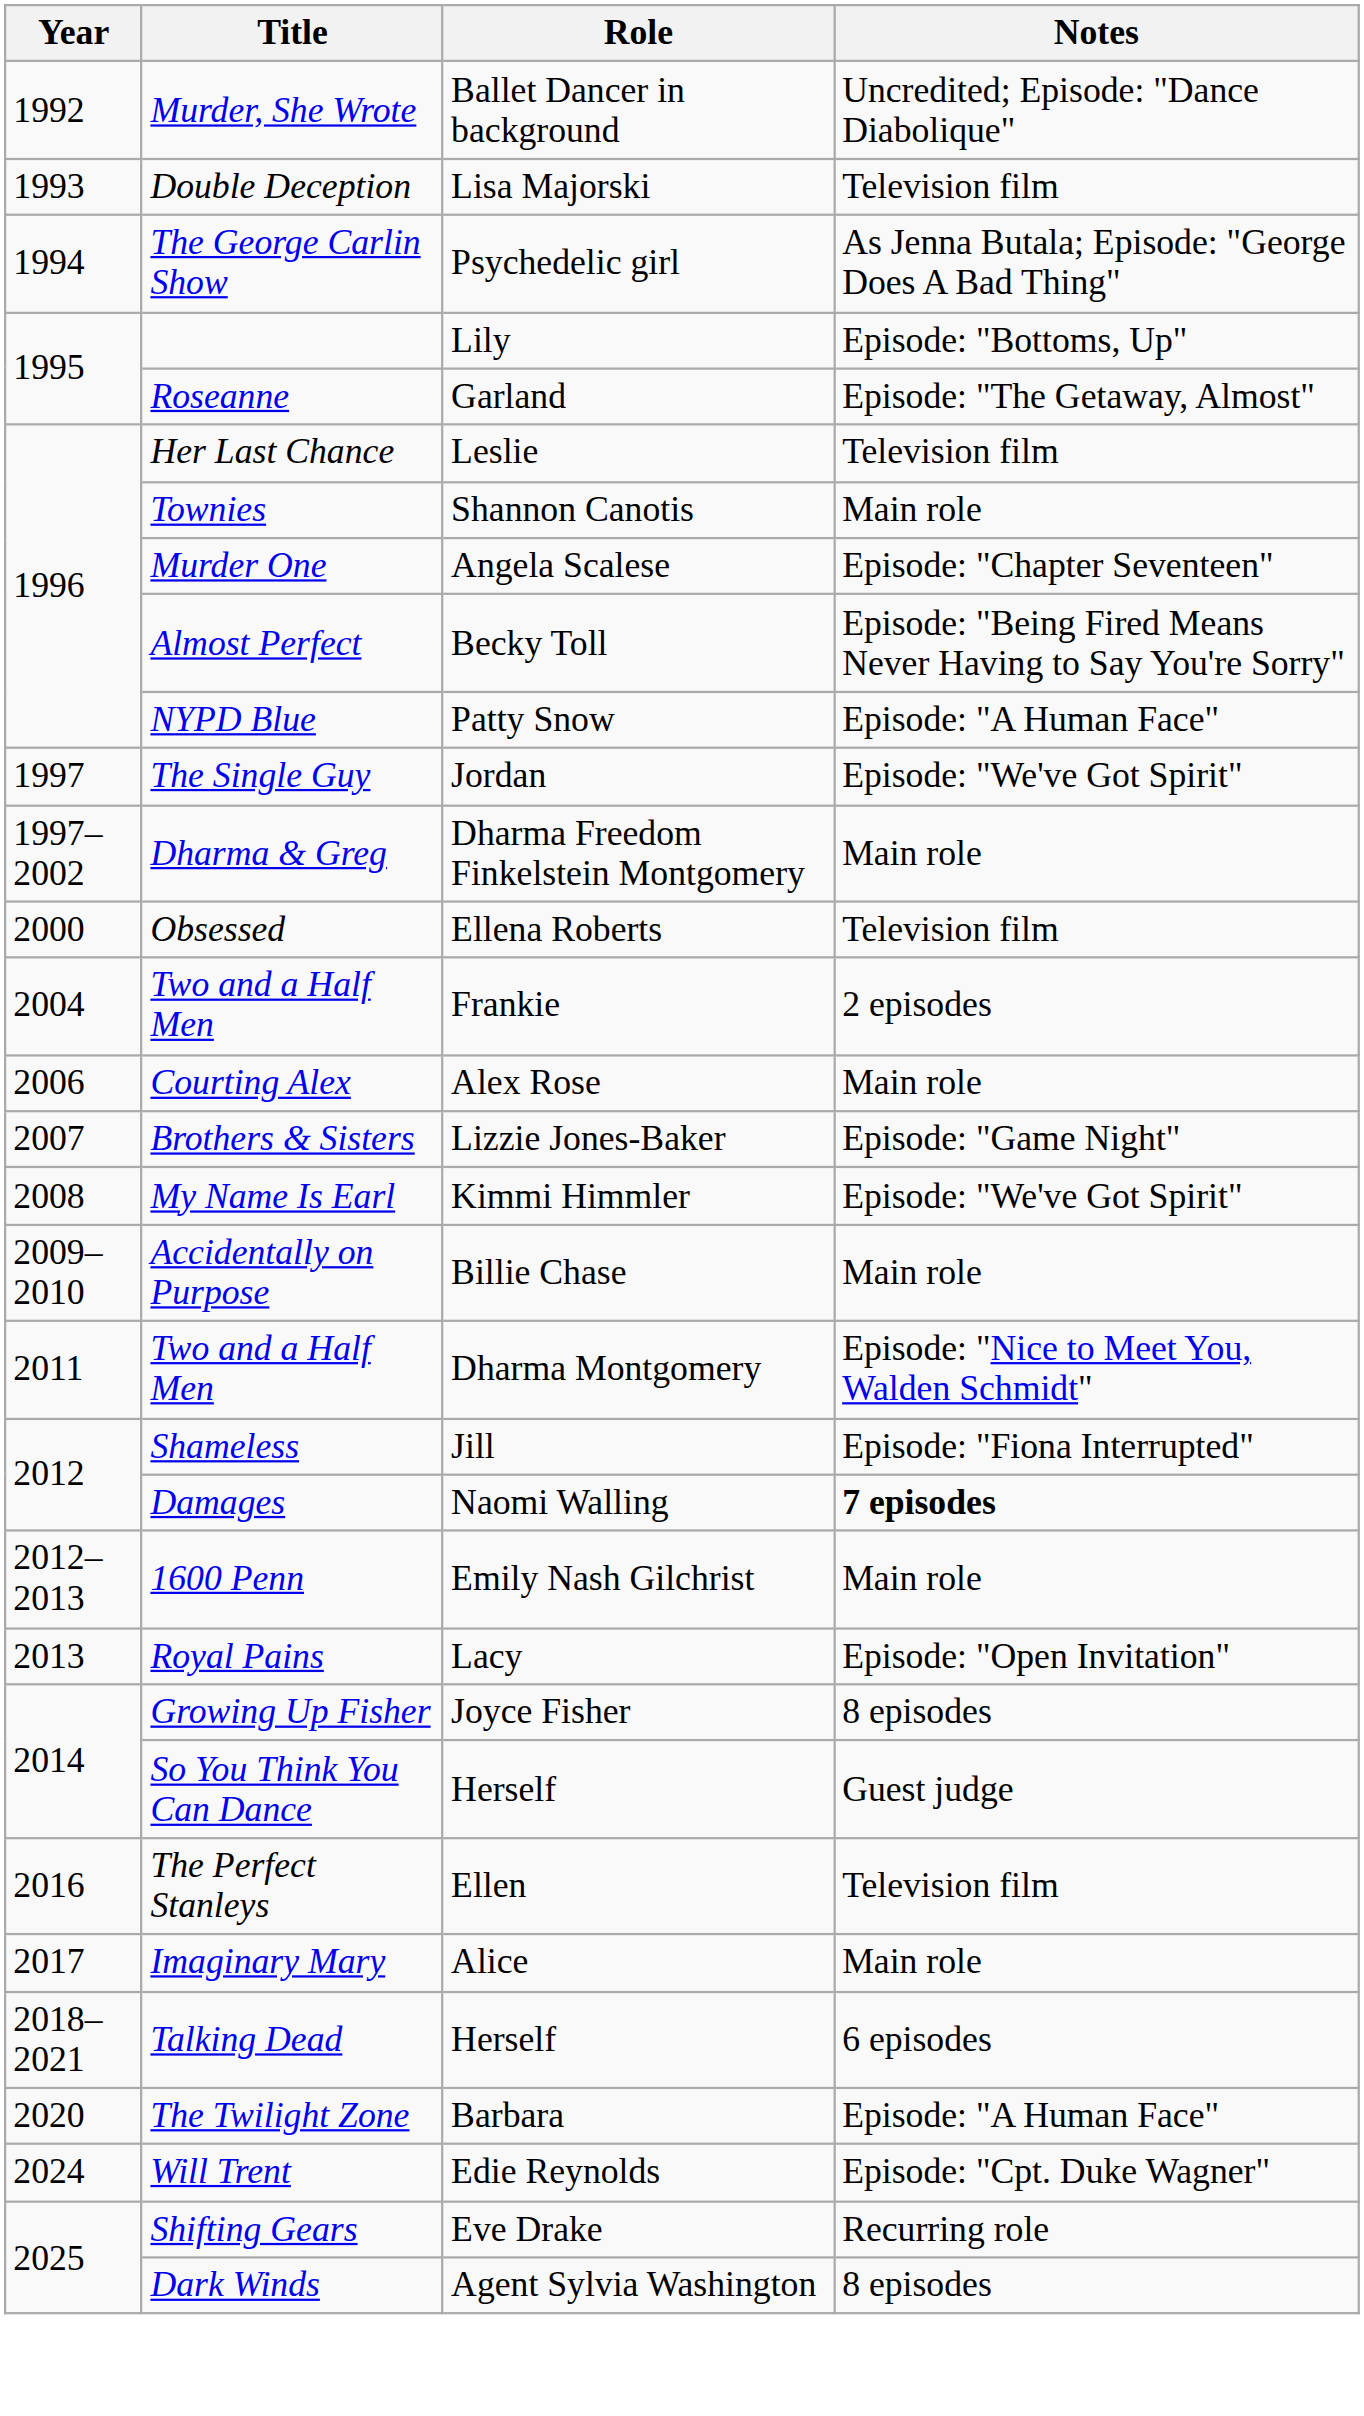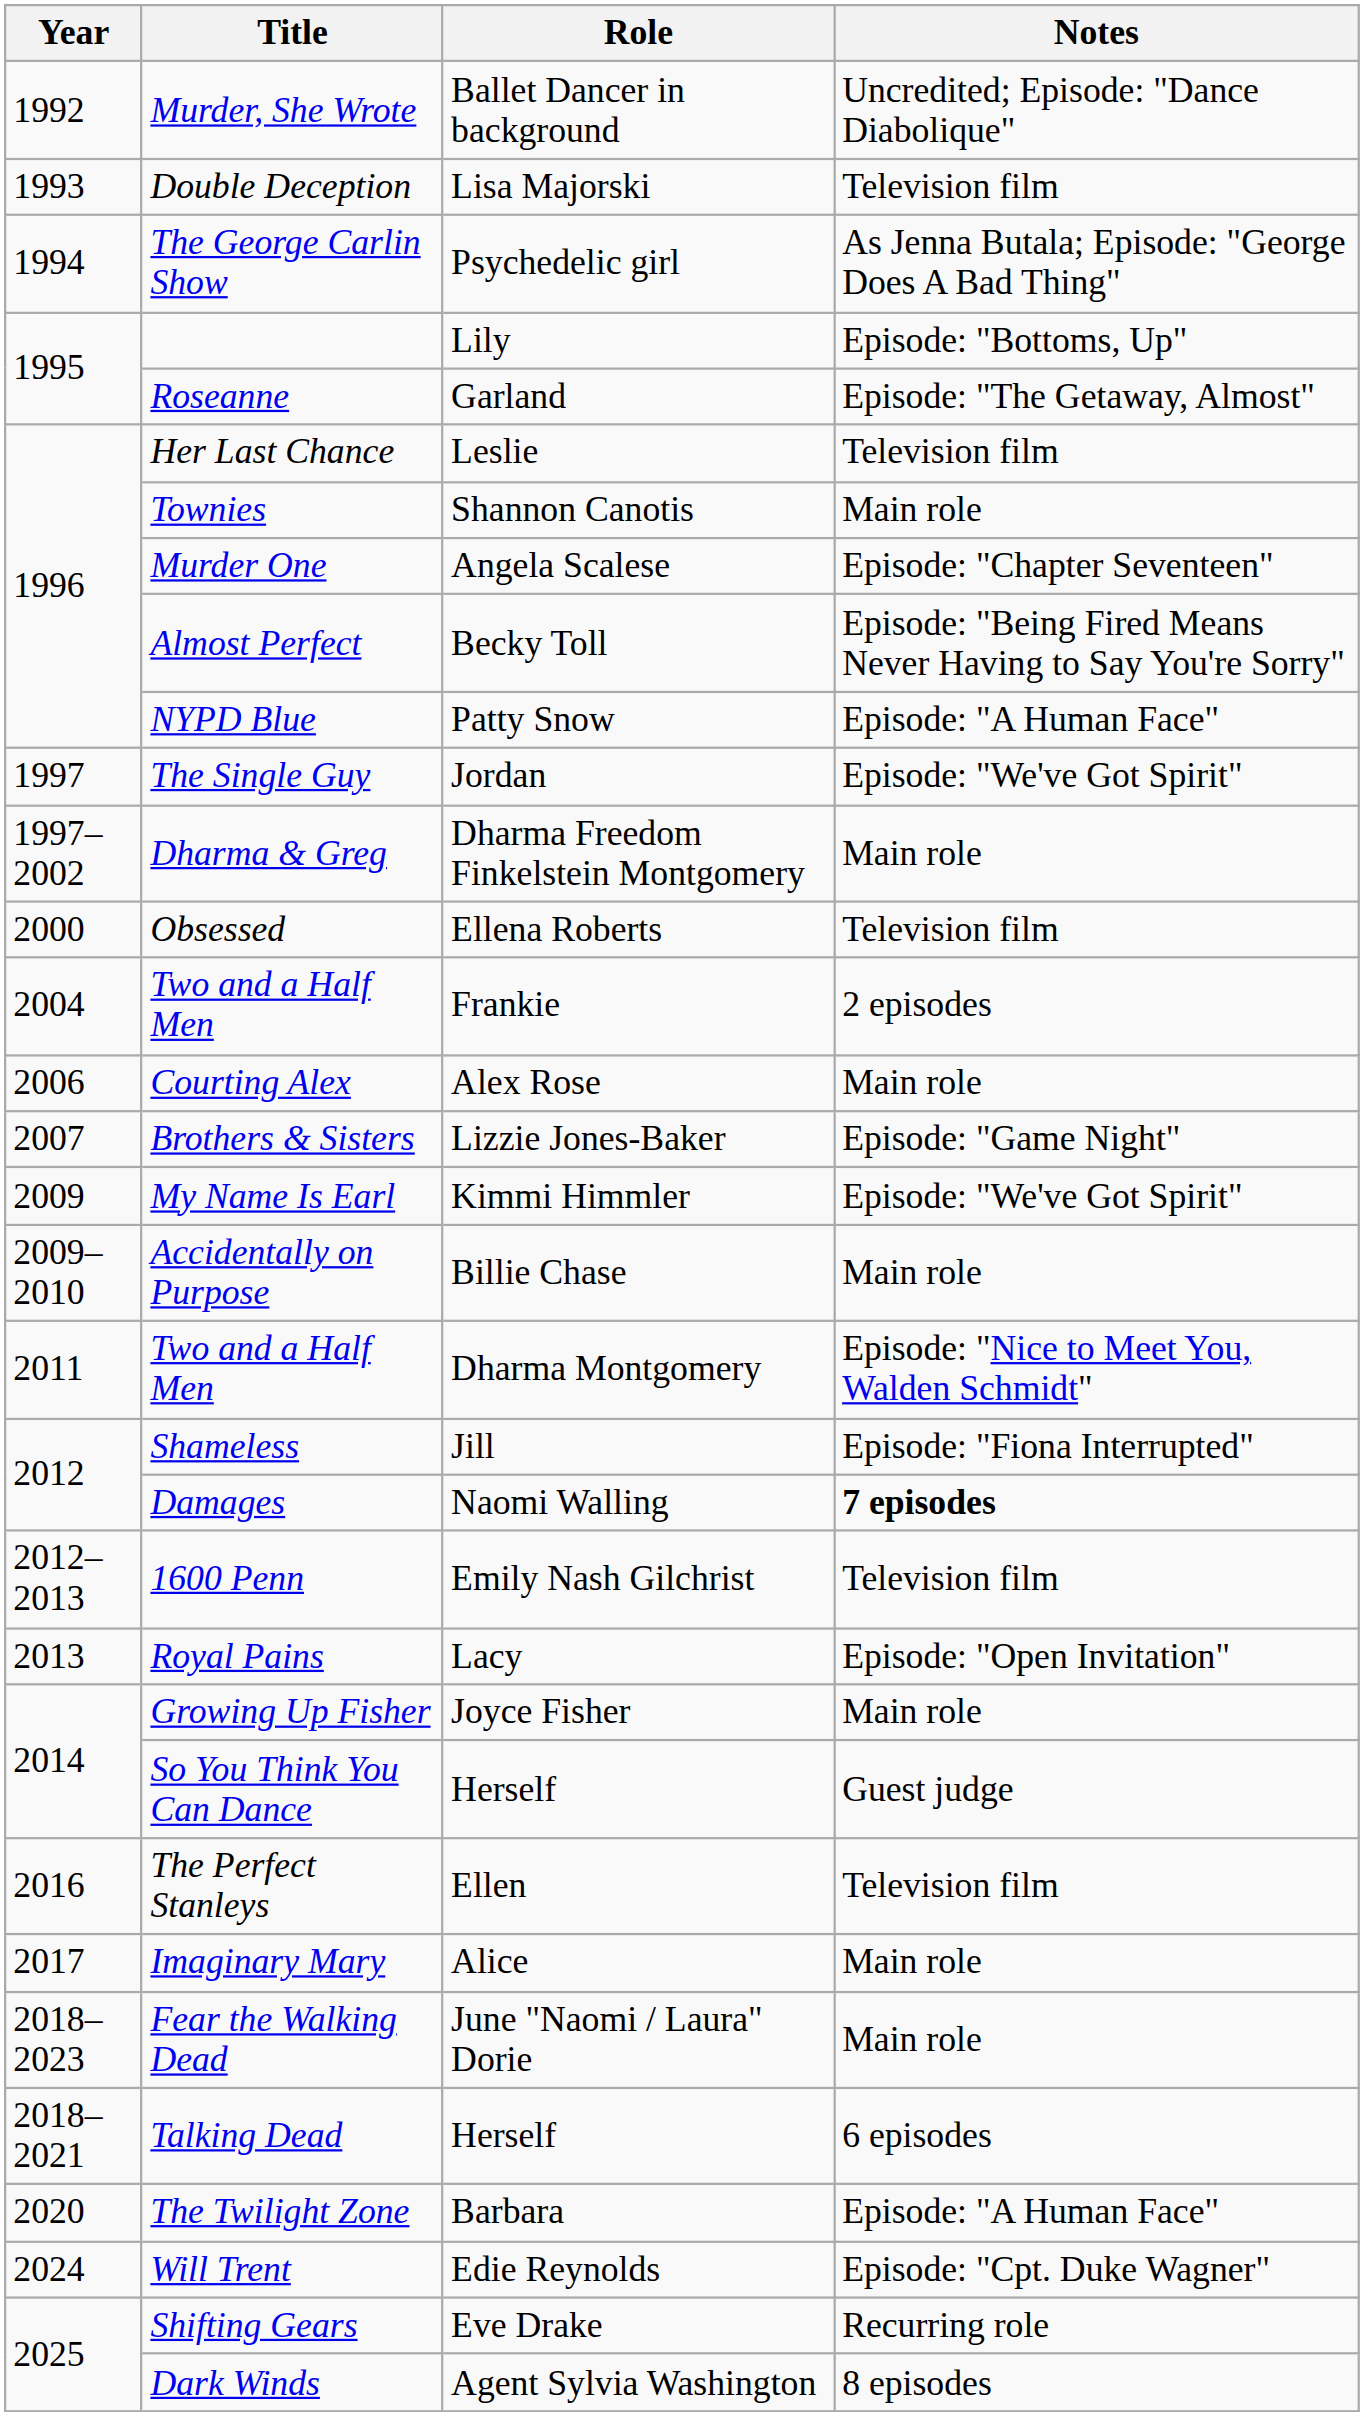(49, 1195) 2008 -> (49, 1195) 2009
(912, 1578) Main role -> (950, 1578) Television film
(917, 1711) 8 episodes -> (912, 1711) Main role
+ row: (274, 2038)
